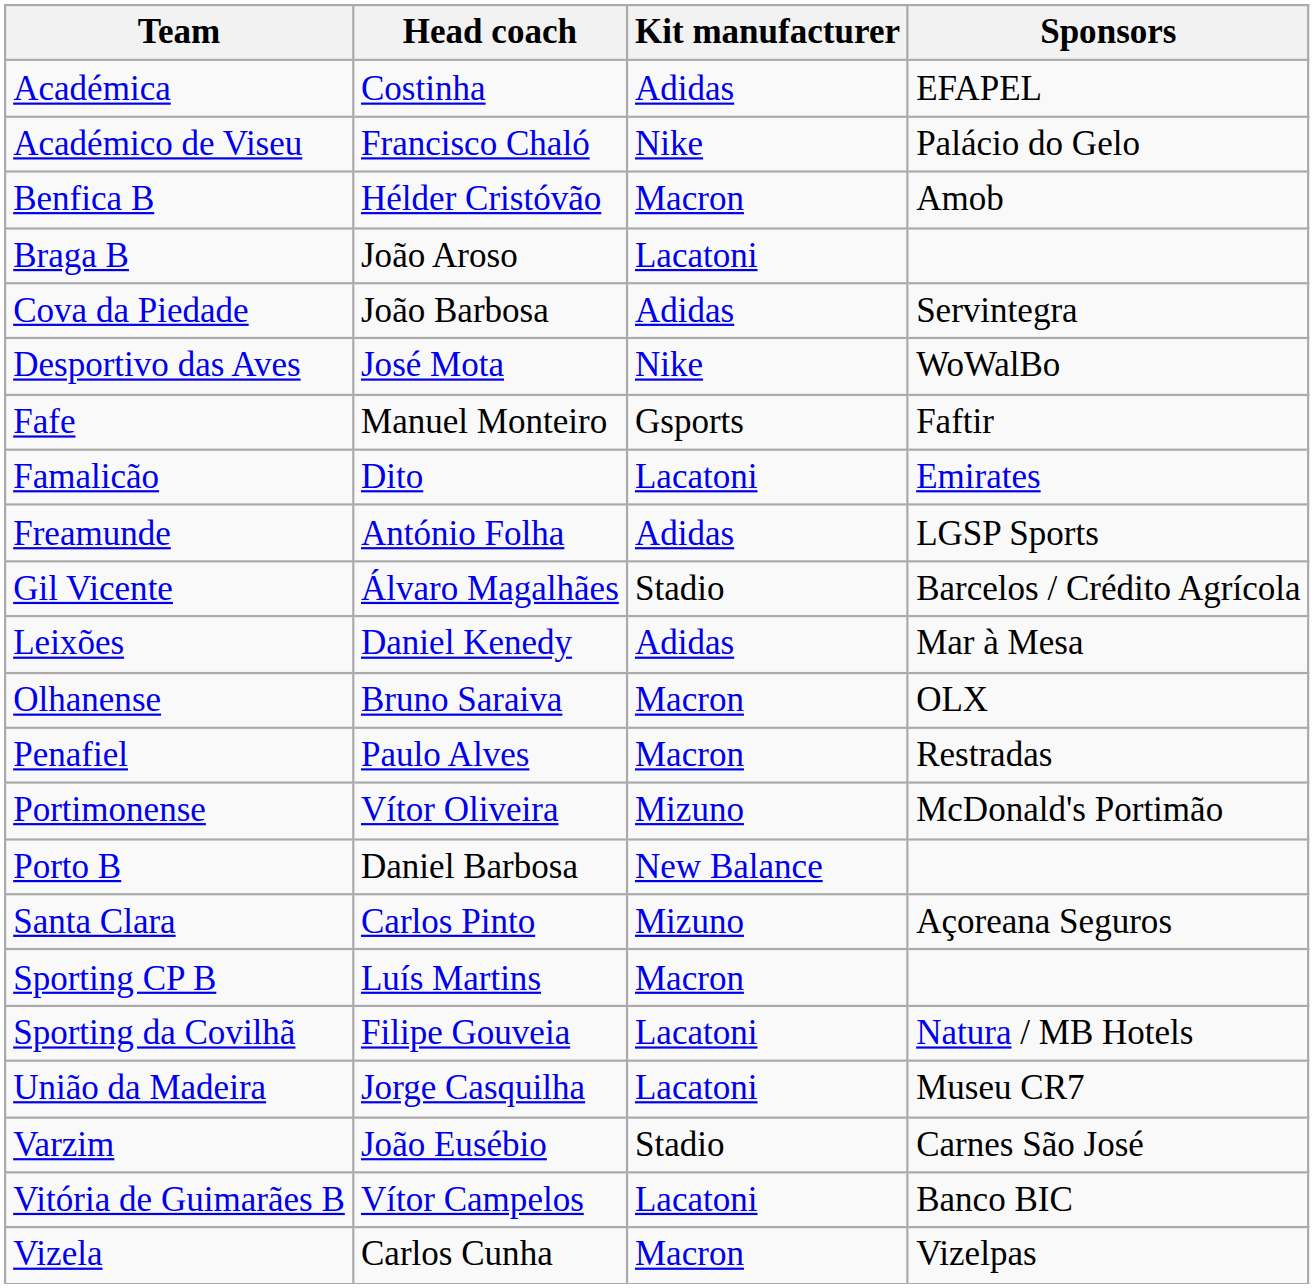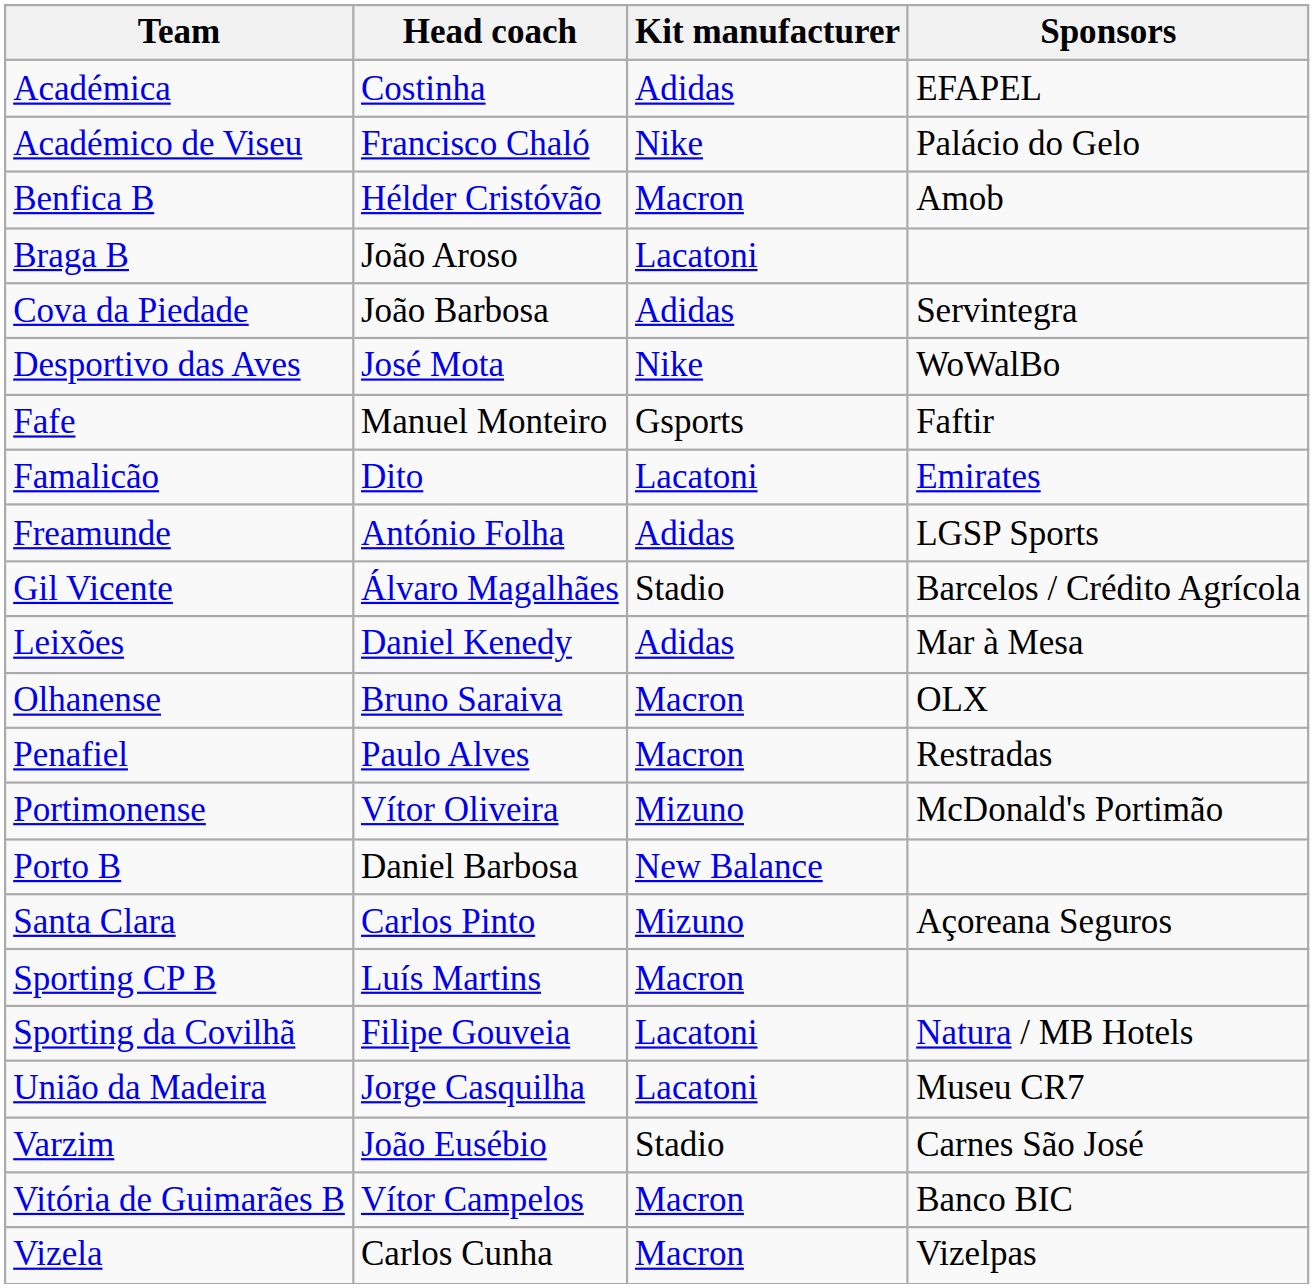(696, 1199) Lacatoni -> (689, 1199) Macron
